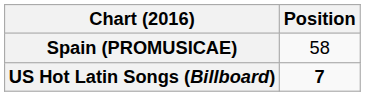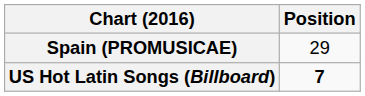(320, 47) 58 -> (320, 47) 29
